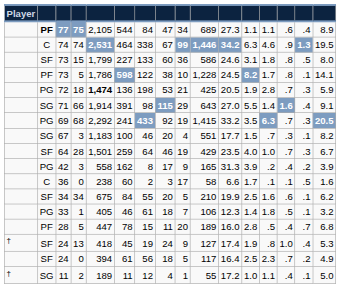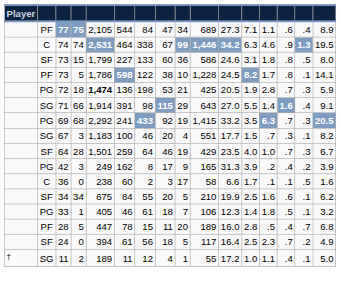(47, 30) bold -> (47, 30) normal
(251, 30) 1.1 -> (251, 30) 7.1
(104, 166) 558 -> (104, 166) 249
- row: (63, 243)
